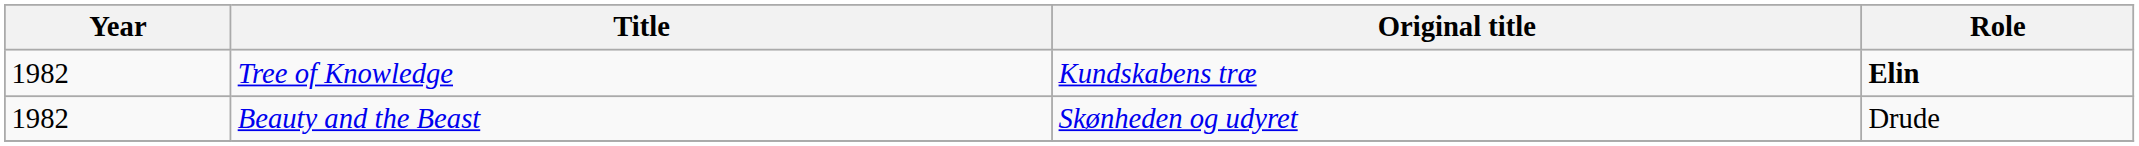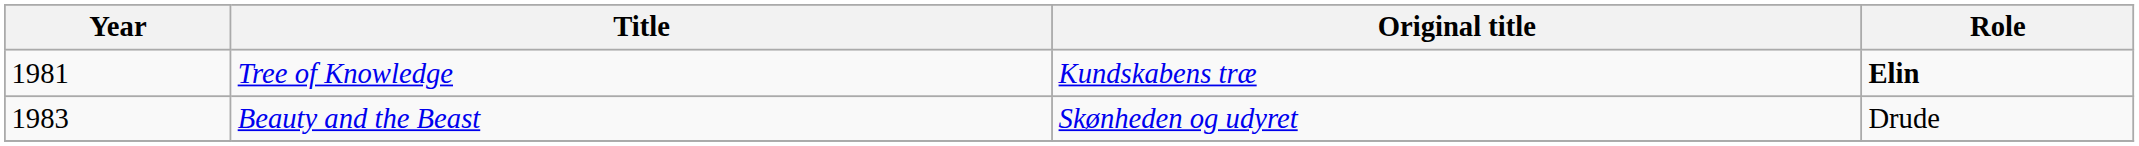(40, 72) 1982 -> (40, 72) 1981
(40, 118) 1982 -> (40, 118) 1983
